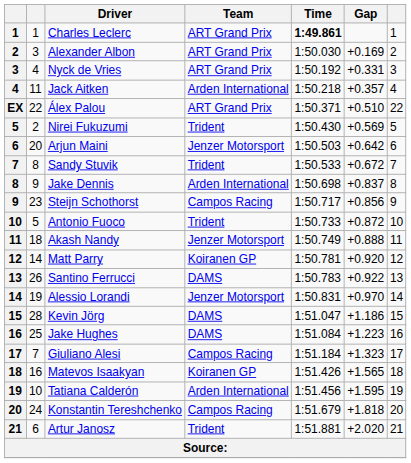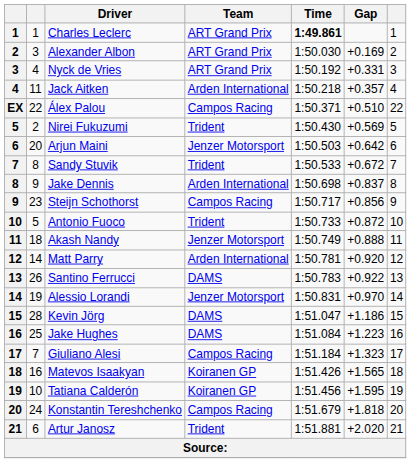(230, 108) ART Grand Prix -> (230, 108) Campos Racing
(222, 259) Koiranen GP -> (238, 259) Arden International
(238, 391) Arden International -> (222, 391) Koiranen GP
